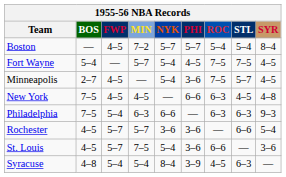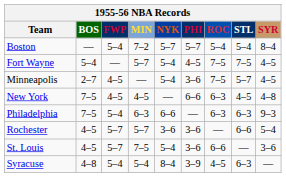(115, 46) 4–5 -> (115, 46) 5–4
